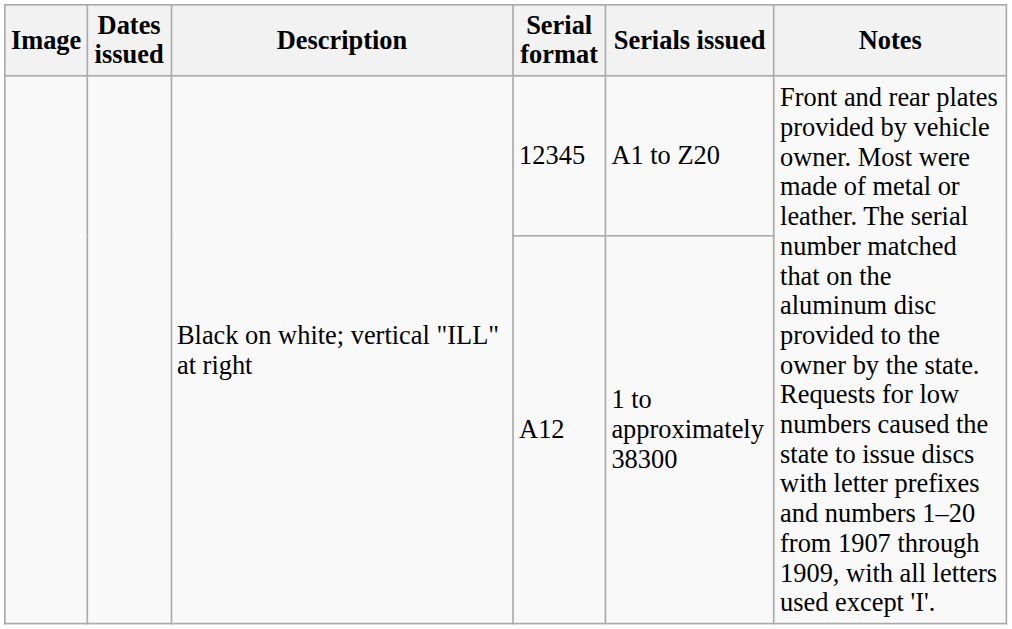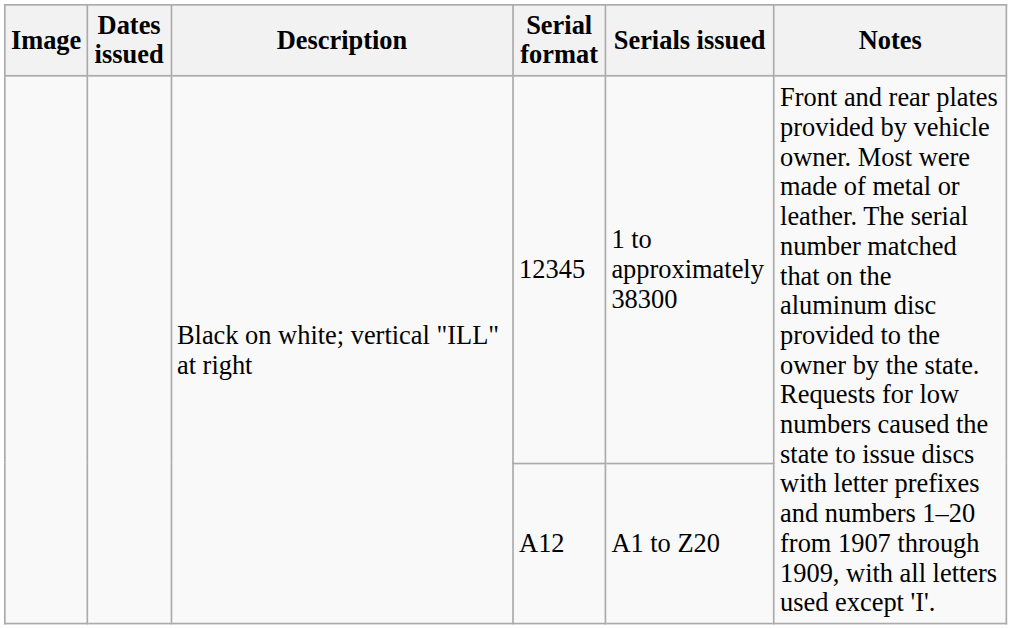(666, 156) A1 to Z20 -> (688, 269) 1 to approximately 38300
(688, 429) 1 to approximately 38300 -> (666, 542) A1 to Z20
